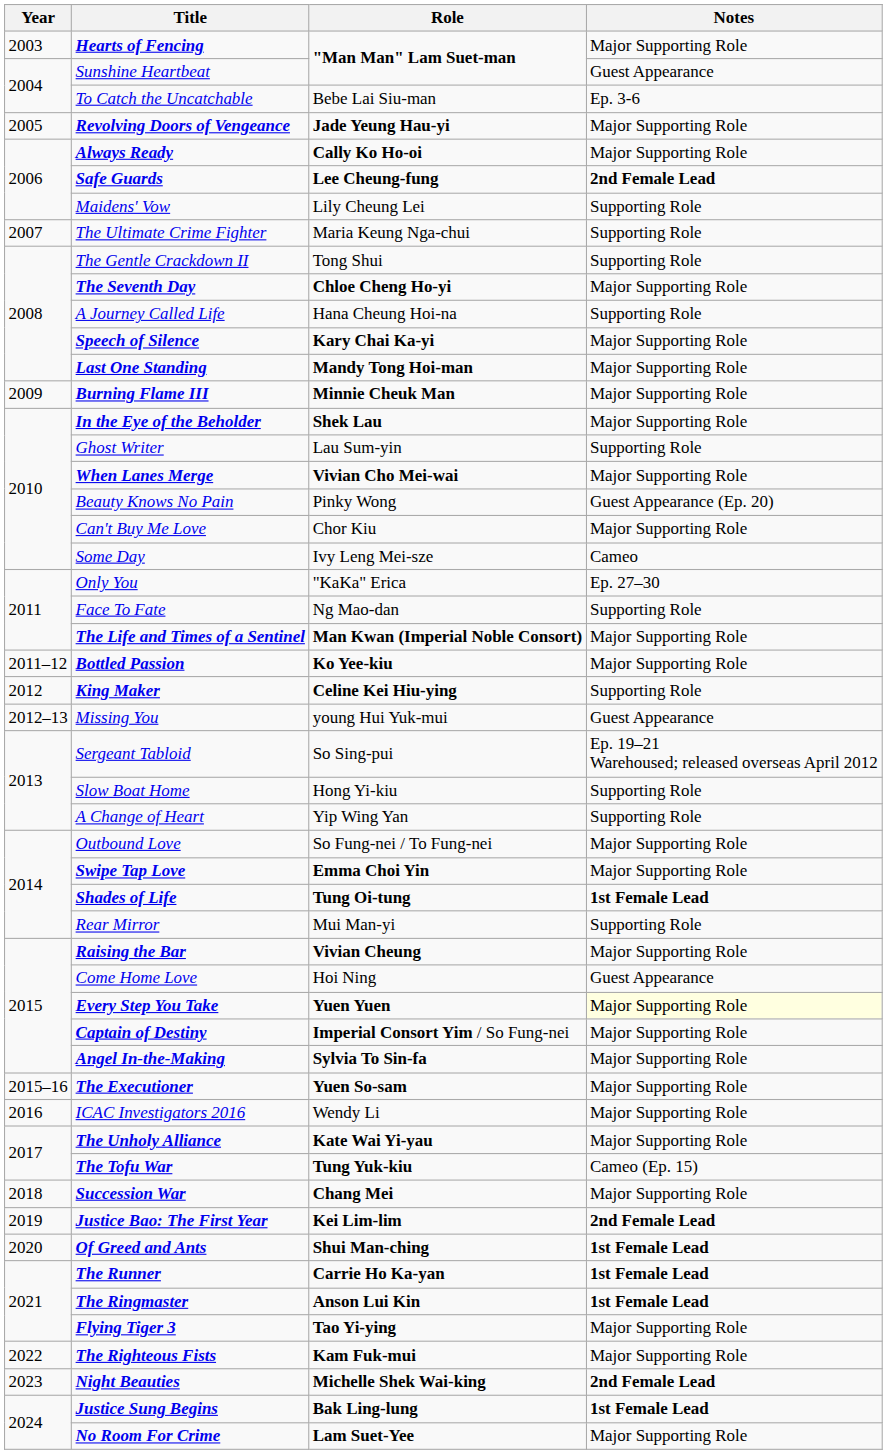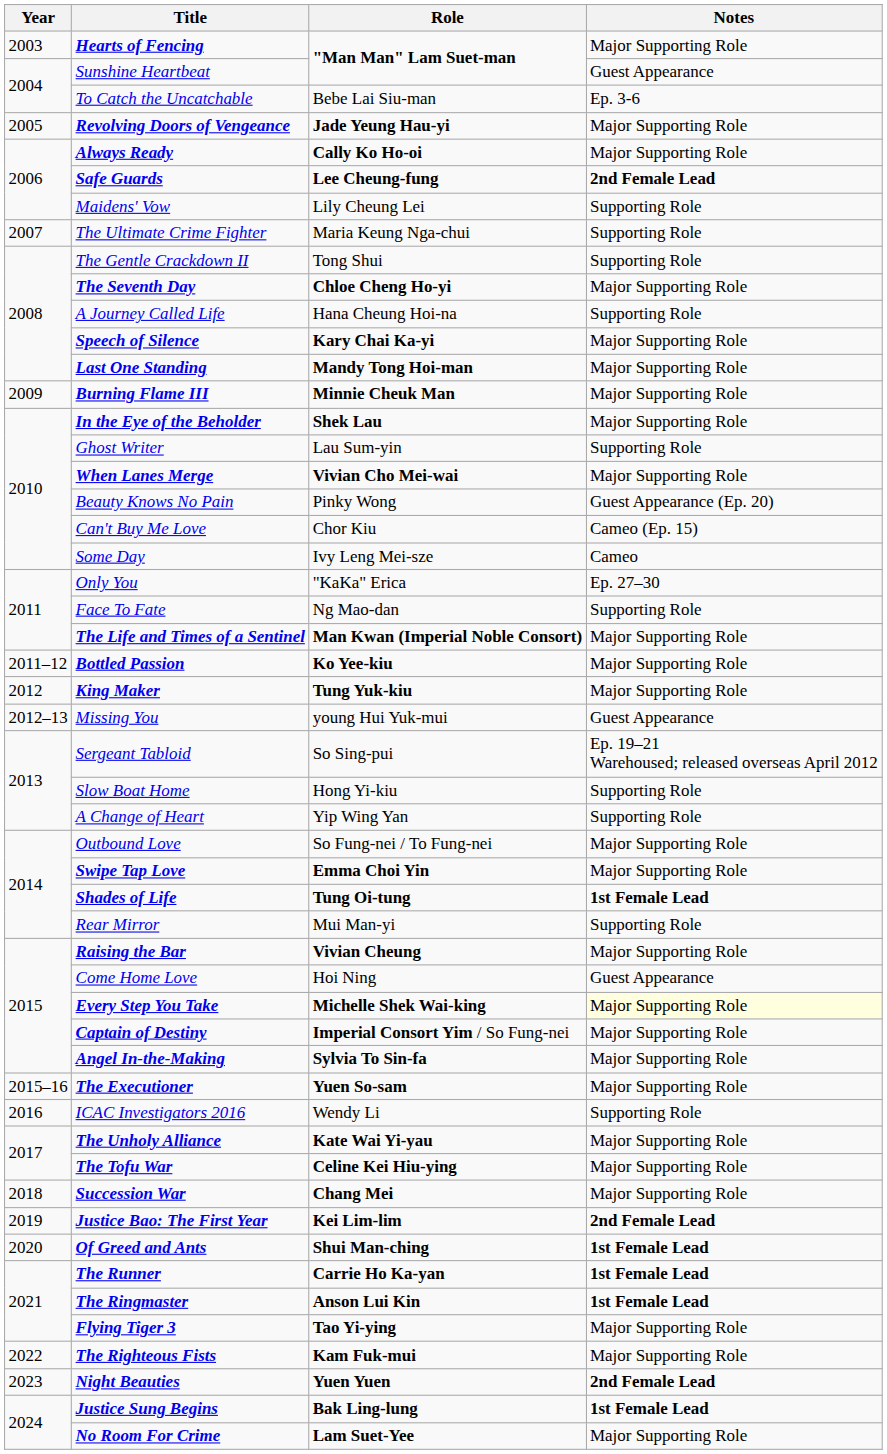(669, 529) Major Supporting Role -> (644, 529) Cameo (Ep. 15)
(385, 690) Celine Kei Hiu-ying -> (362, 690) Tung Yuk-kiu
(646, 690) Supporting Role -> (669, 690) Major Supporting Role
(352, 1005) Yuen Yuen -> (399, 1005) Michelle Shek Wai-king
(669, 1112) Major Supporting Role -> (646, 1112) Supporting Role
(362, 1166) Tung Yuk-kiu -> (385, 1166) Celine Kei Hiu-ying
(644, 1166) Cameo (Ep. 15) -> (669, 1166) Major Supporting Role
(399, 1381) Michelle Shek Wai-king -> (352, 1381) Yuen Yuen
